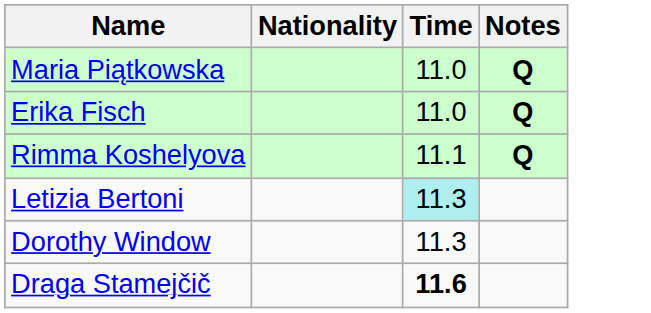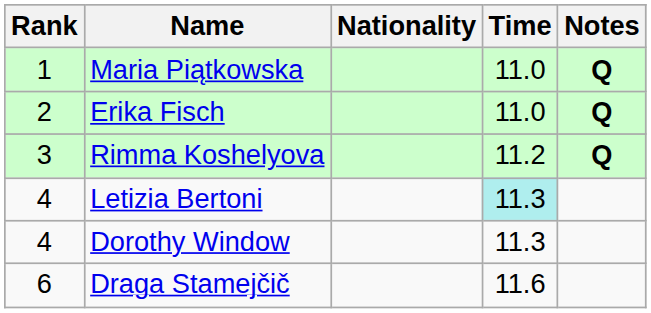+ column: (44, 26)
(441, 155) 11.1 -> (520, 155) 11.2
(441, 284) bold -> (520, 284) normal
